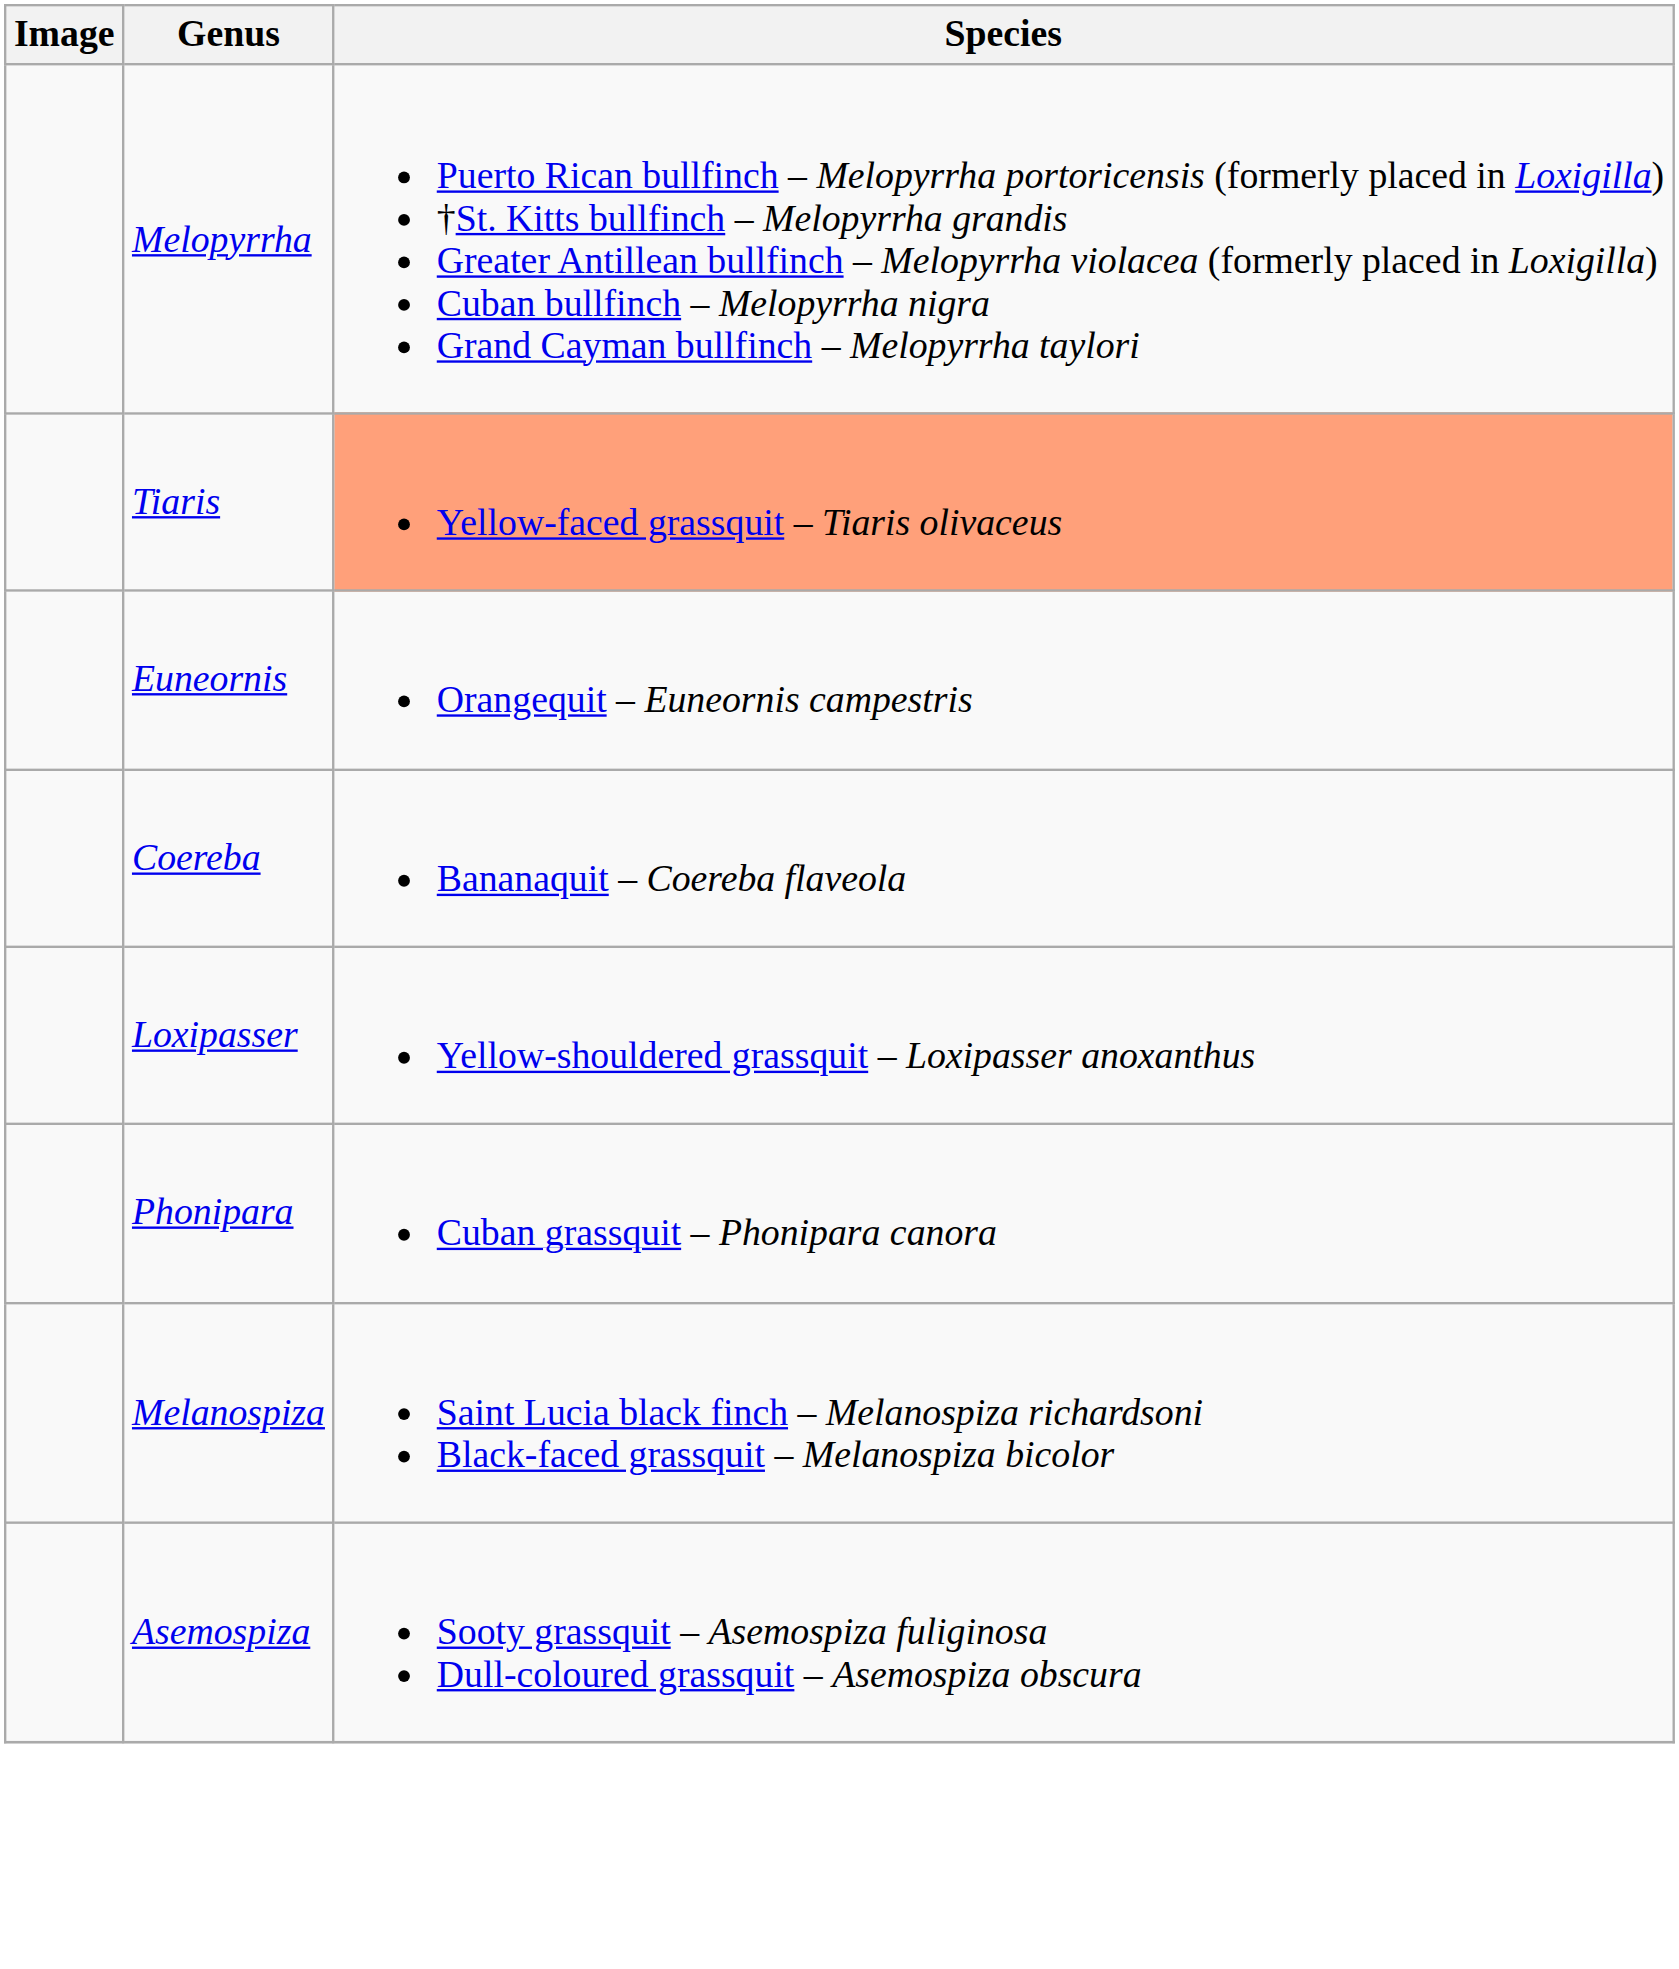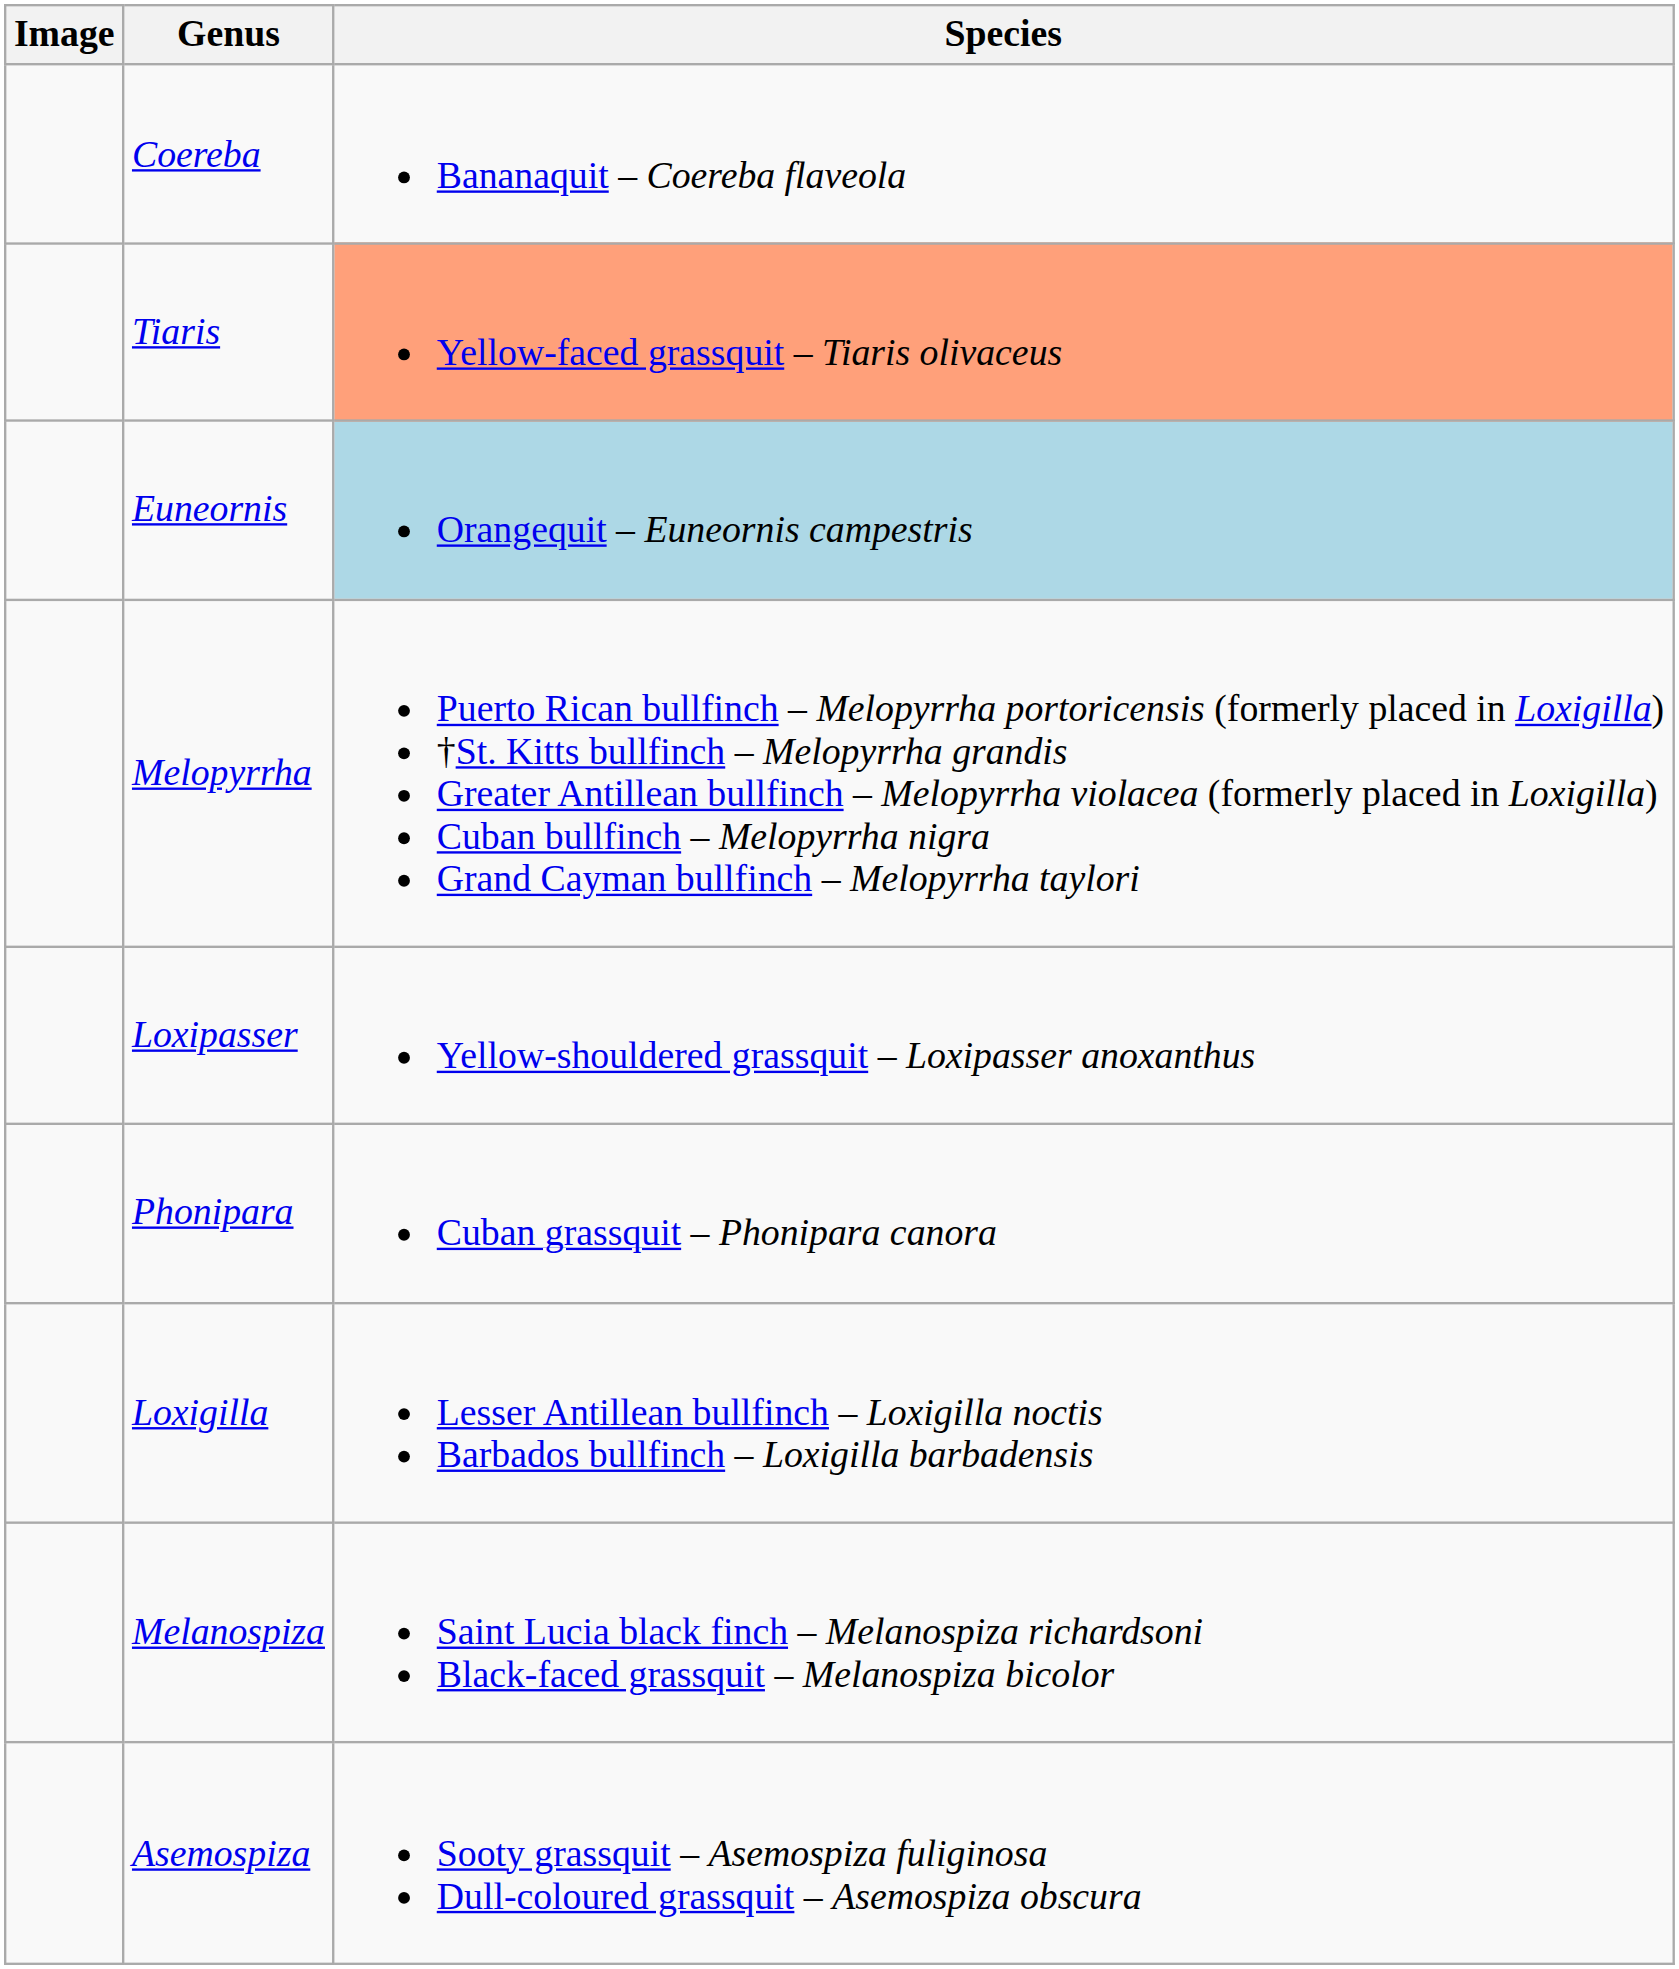rows swapped: (196, 856) <-> (222, 238)
(1003, 701) no background -> (1003, 531) lightblue background
+ row: (200, 1411)
